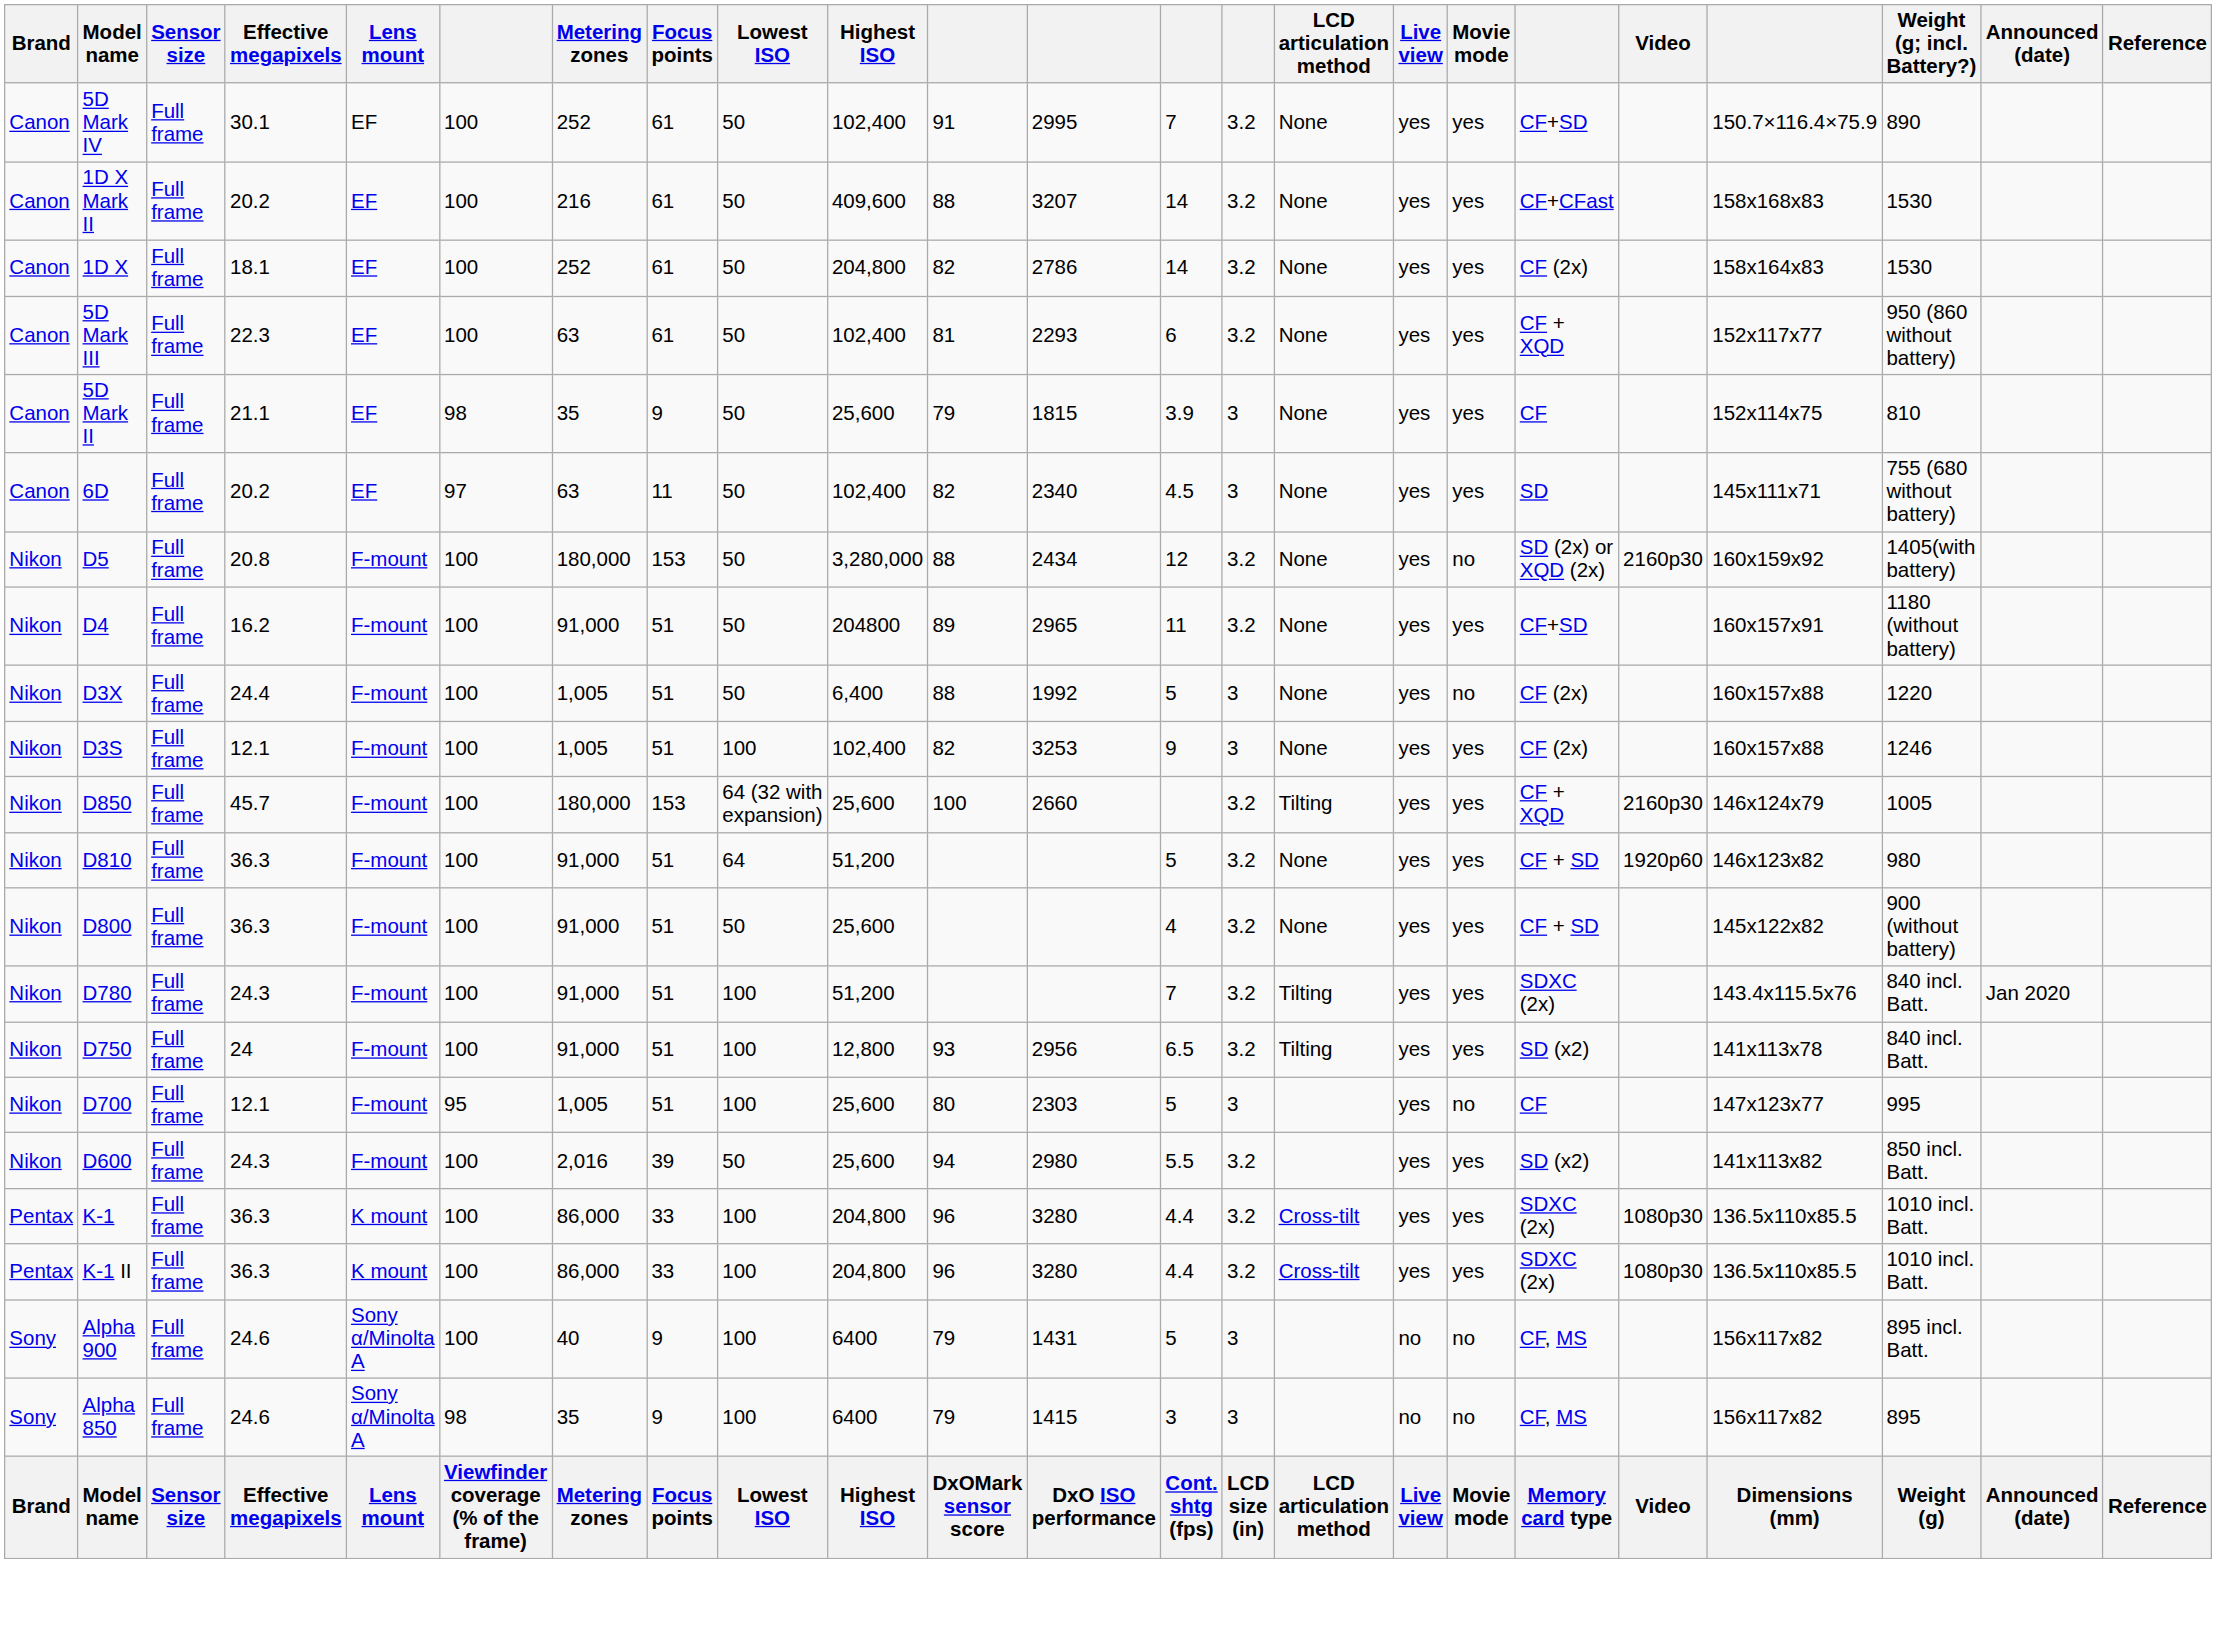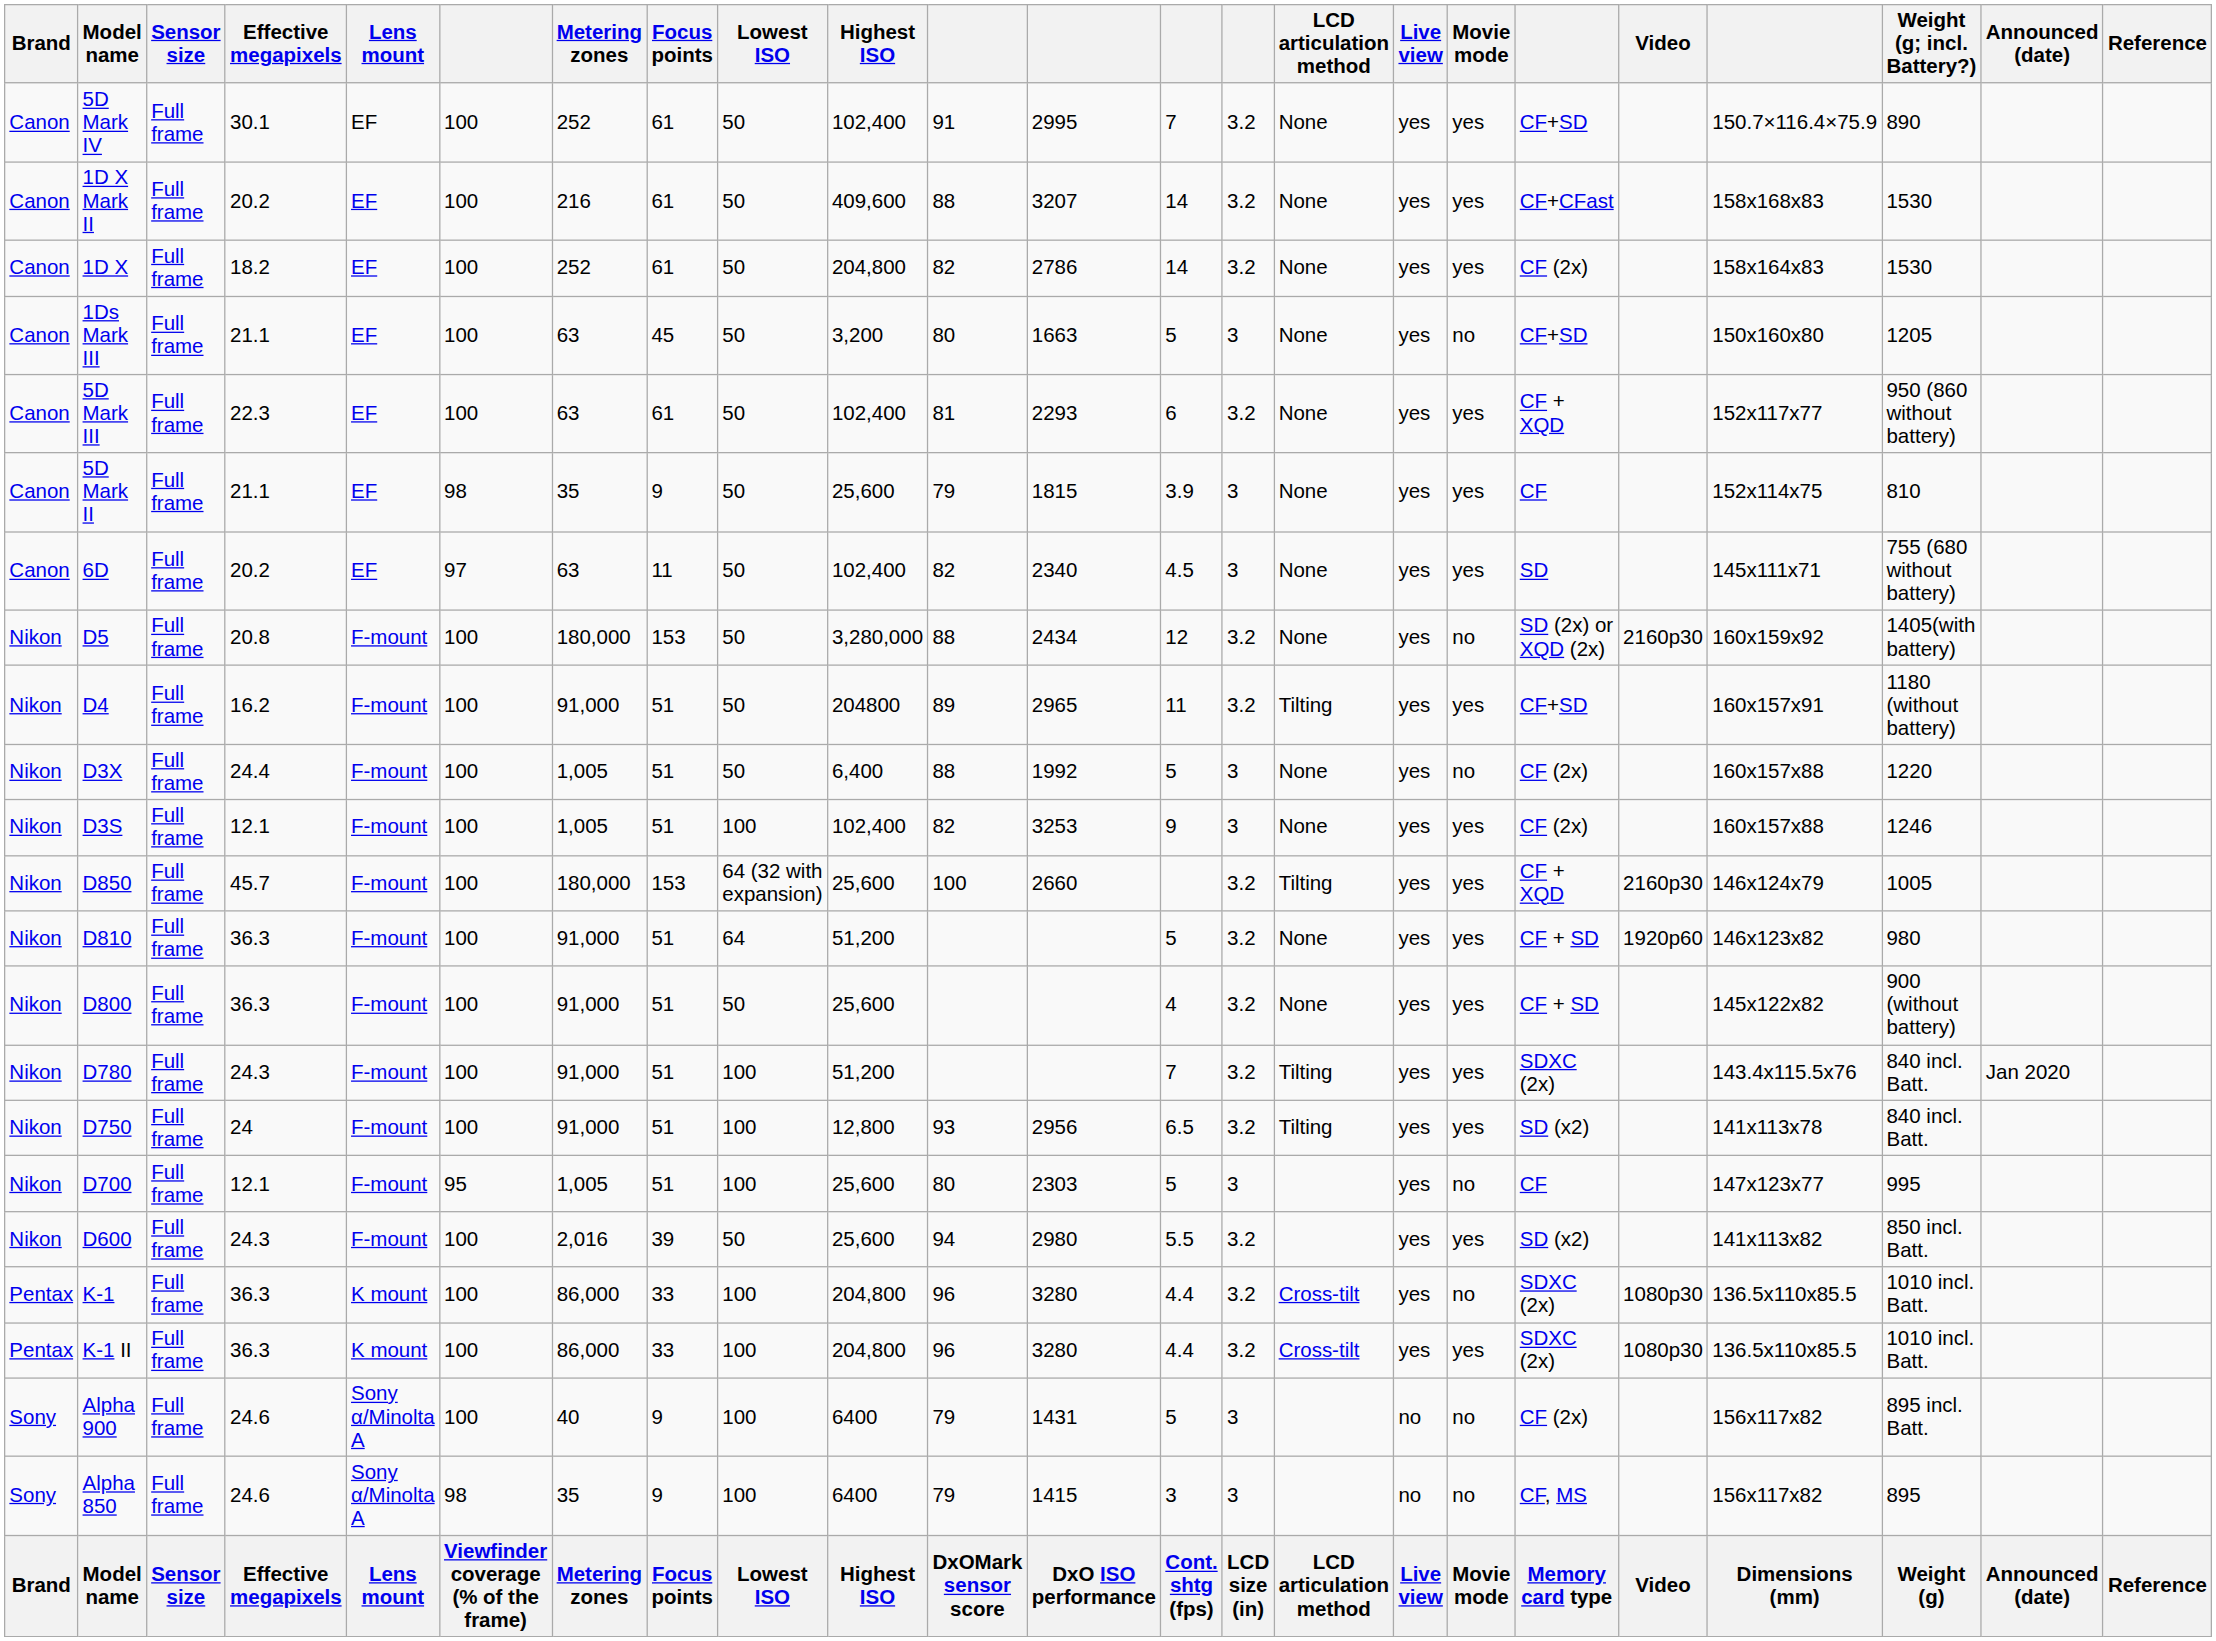(250, 267) 18.1 -> (250, 267) 18.2
+ row: (105, 334)
(1303, 626) None -> (1306, 704) Tilting
(1468, 1215) yes -> (1464, 1294) no
(1553, 1338) CF, MS -> (1554, 1417) CF (2x)
